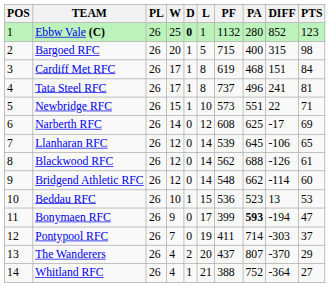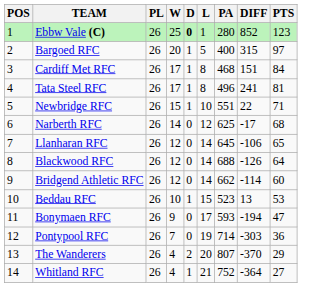- column: (229, 13)
(307, 50) 98 -> (279, 50) 97
(307, 124) 69 -> (279, 124) 68
(307, 161) 61 -> (279, 161) 64
(254, 217) bold -> (226, 217) normal
(307, 236) 37 -> (279, 236) 36
